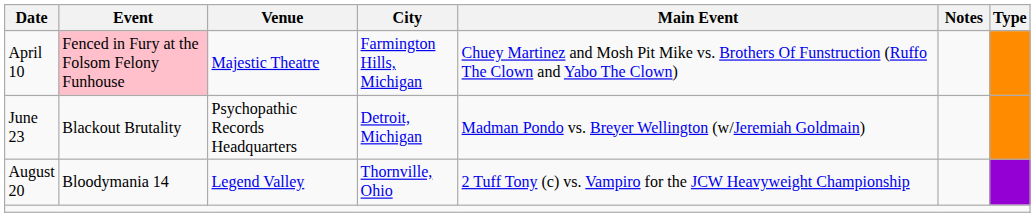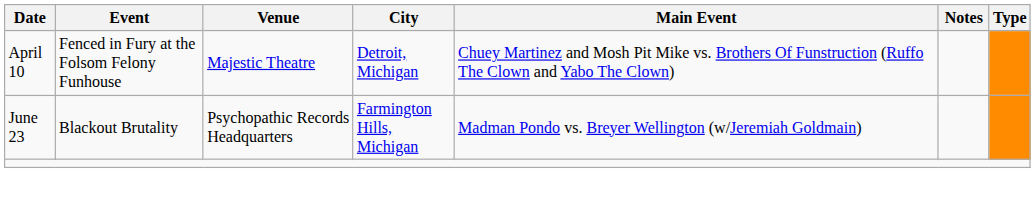(130, 62) pink background -> (127, 62) no background
(398, 62) Farmington Hills, Michigan -> (388, 62) Detroit, Michigan
(391, 126) Detroit, Michigan -> (394, 126) Farmington Hills, Michigan
- row: (32, 181)
